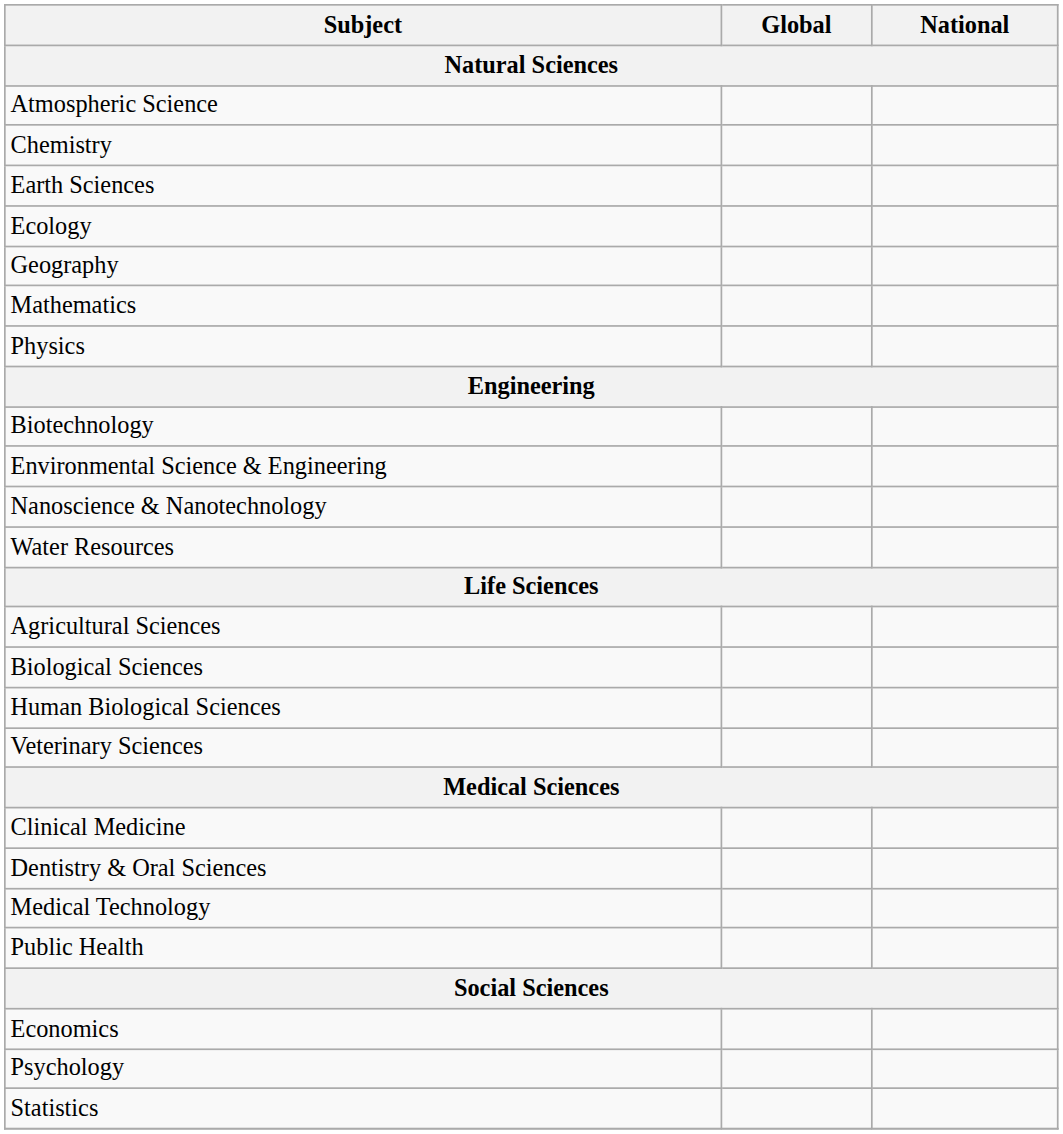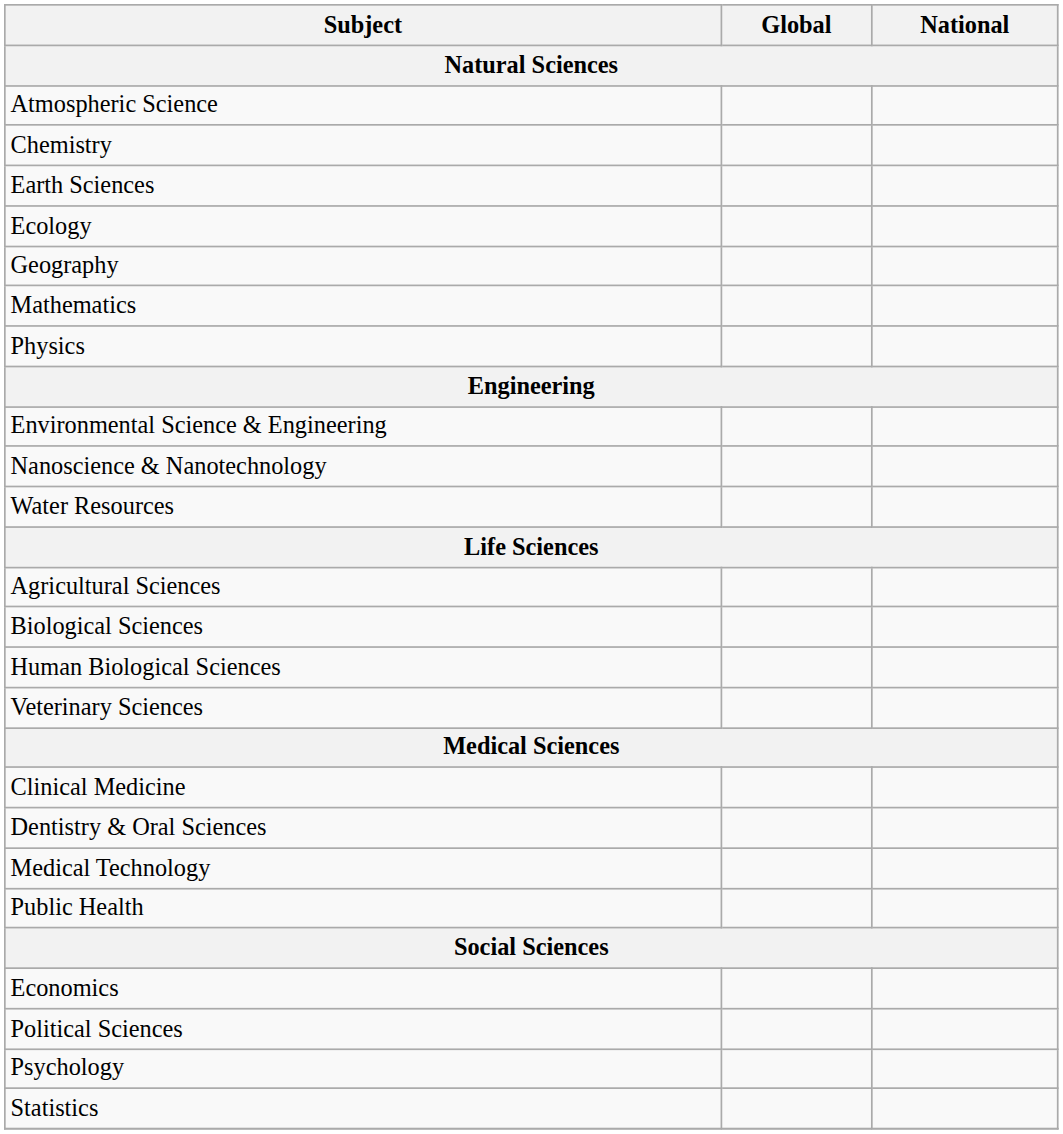- row: (82, 426)
+ row: (97, 1028)
